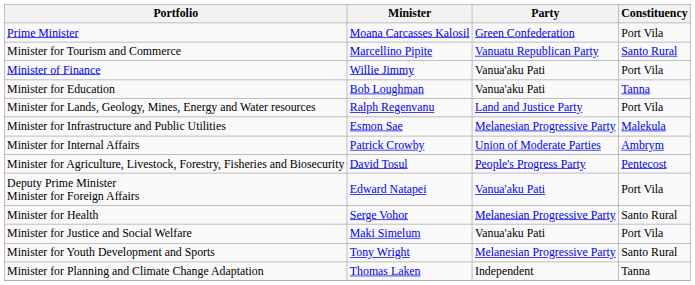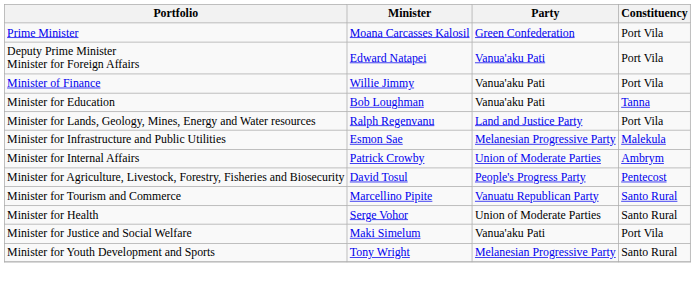rows swapped: (73, 189) <-> (94, 51)
(545, 214) Melanesian Progressive Party -> (538, 214) Union of Moderate Parties
- row: (135, 271)
